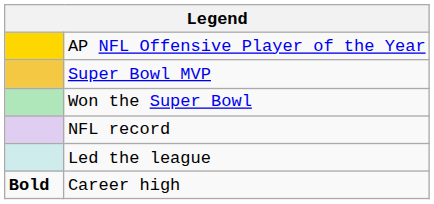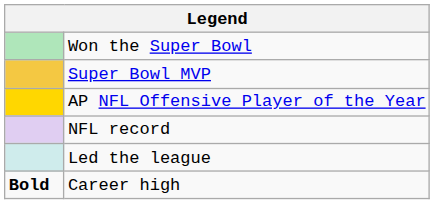rows swapped: (247, 46) <-> (160, 102)
